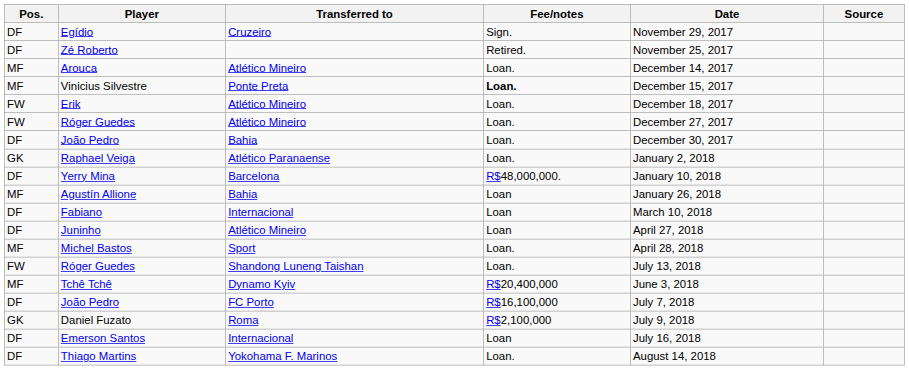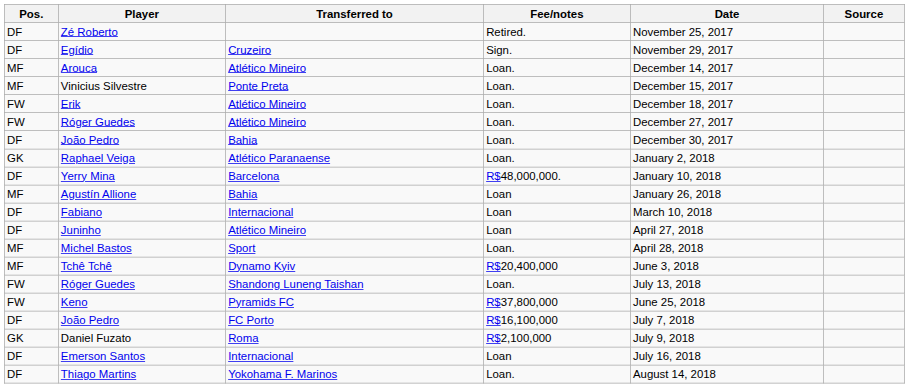rows swapped: (89, 50) <-> (77, 32)
(501, 86) bold -> (500, 86) normal
rows swapped: (86, 284) <-> (98, 266)
+ row: (74, 302)
